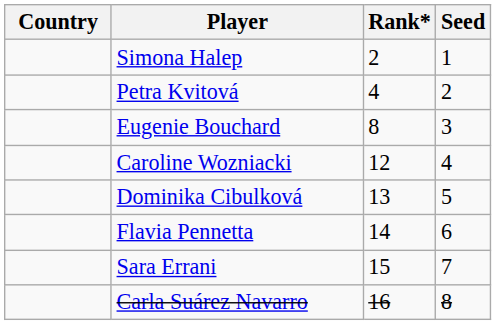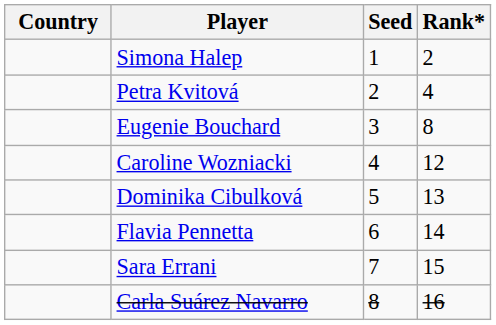columns swapped: (400, 22) <-> (463, 22)
